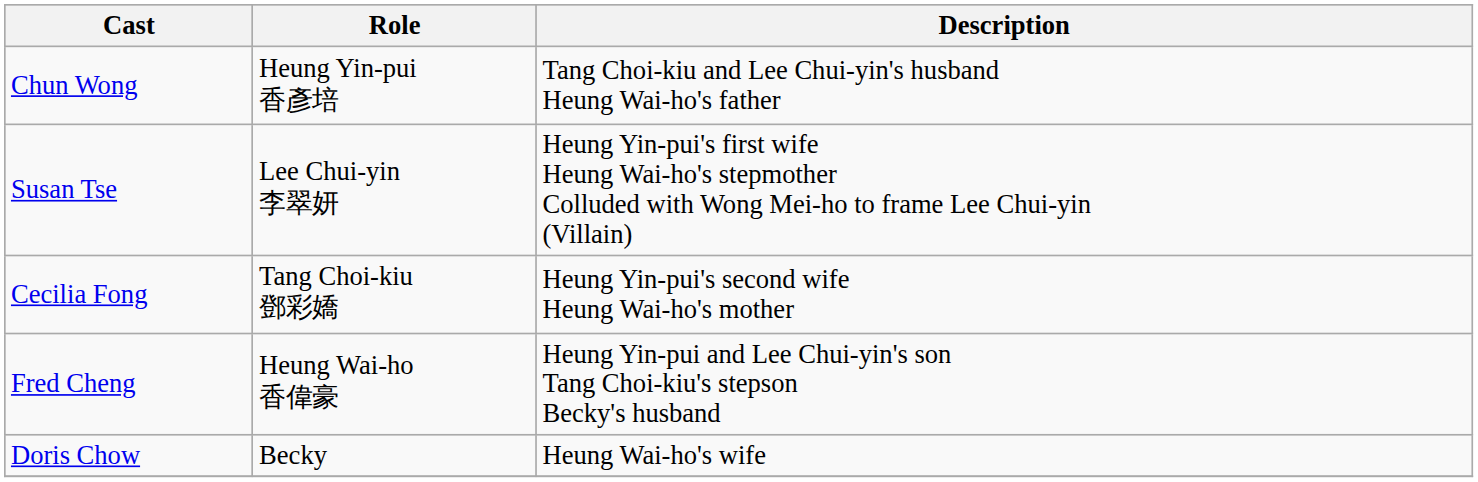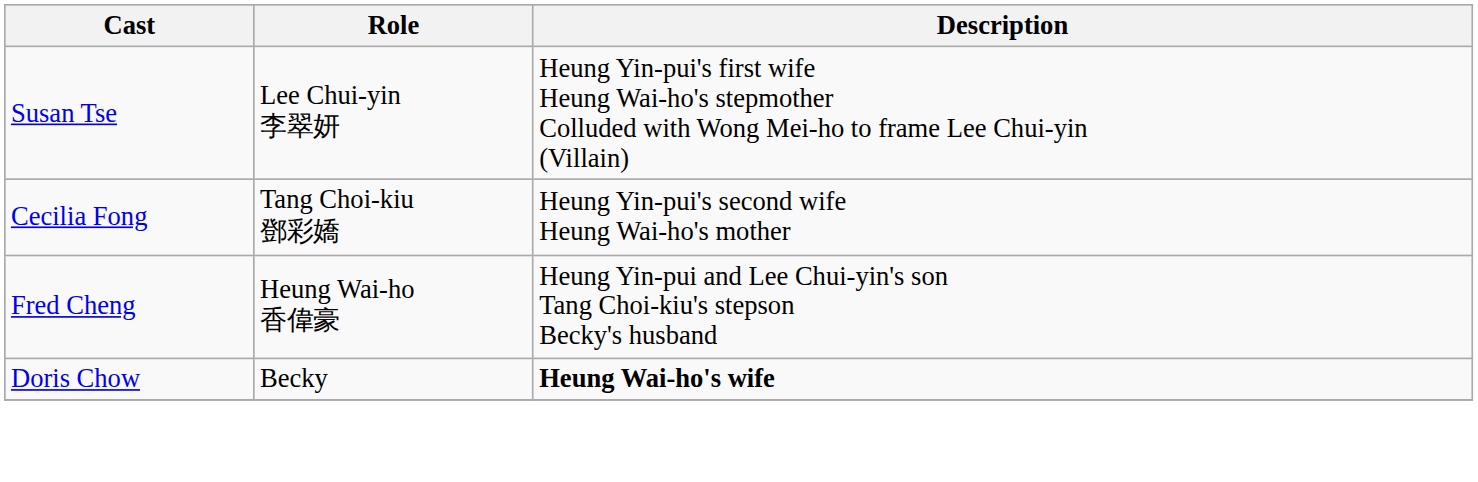- row: (74, 85)
(654, 455) normal -> (657, 378) bold
